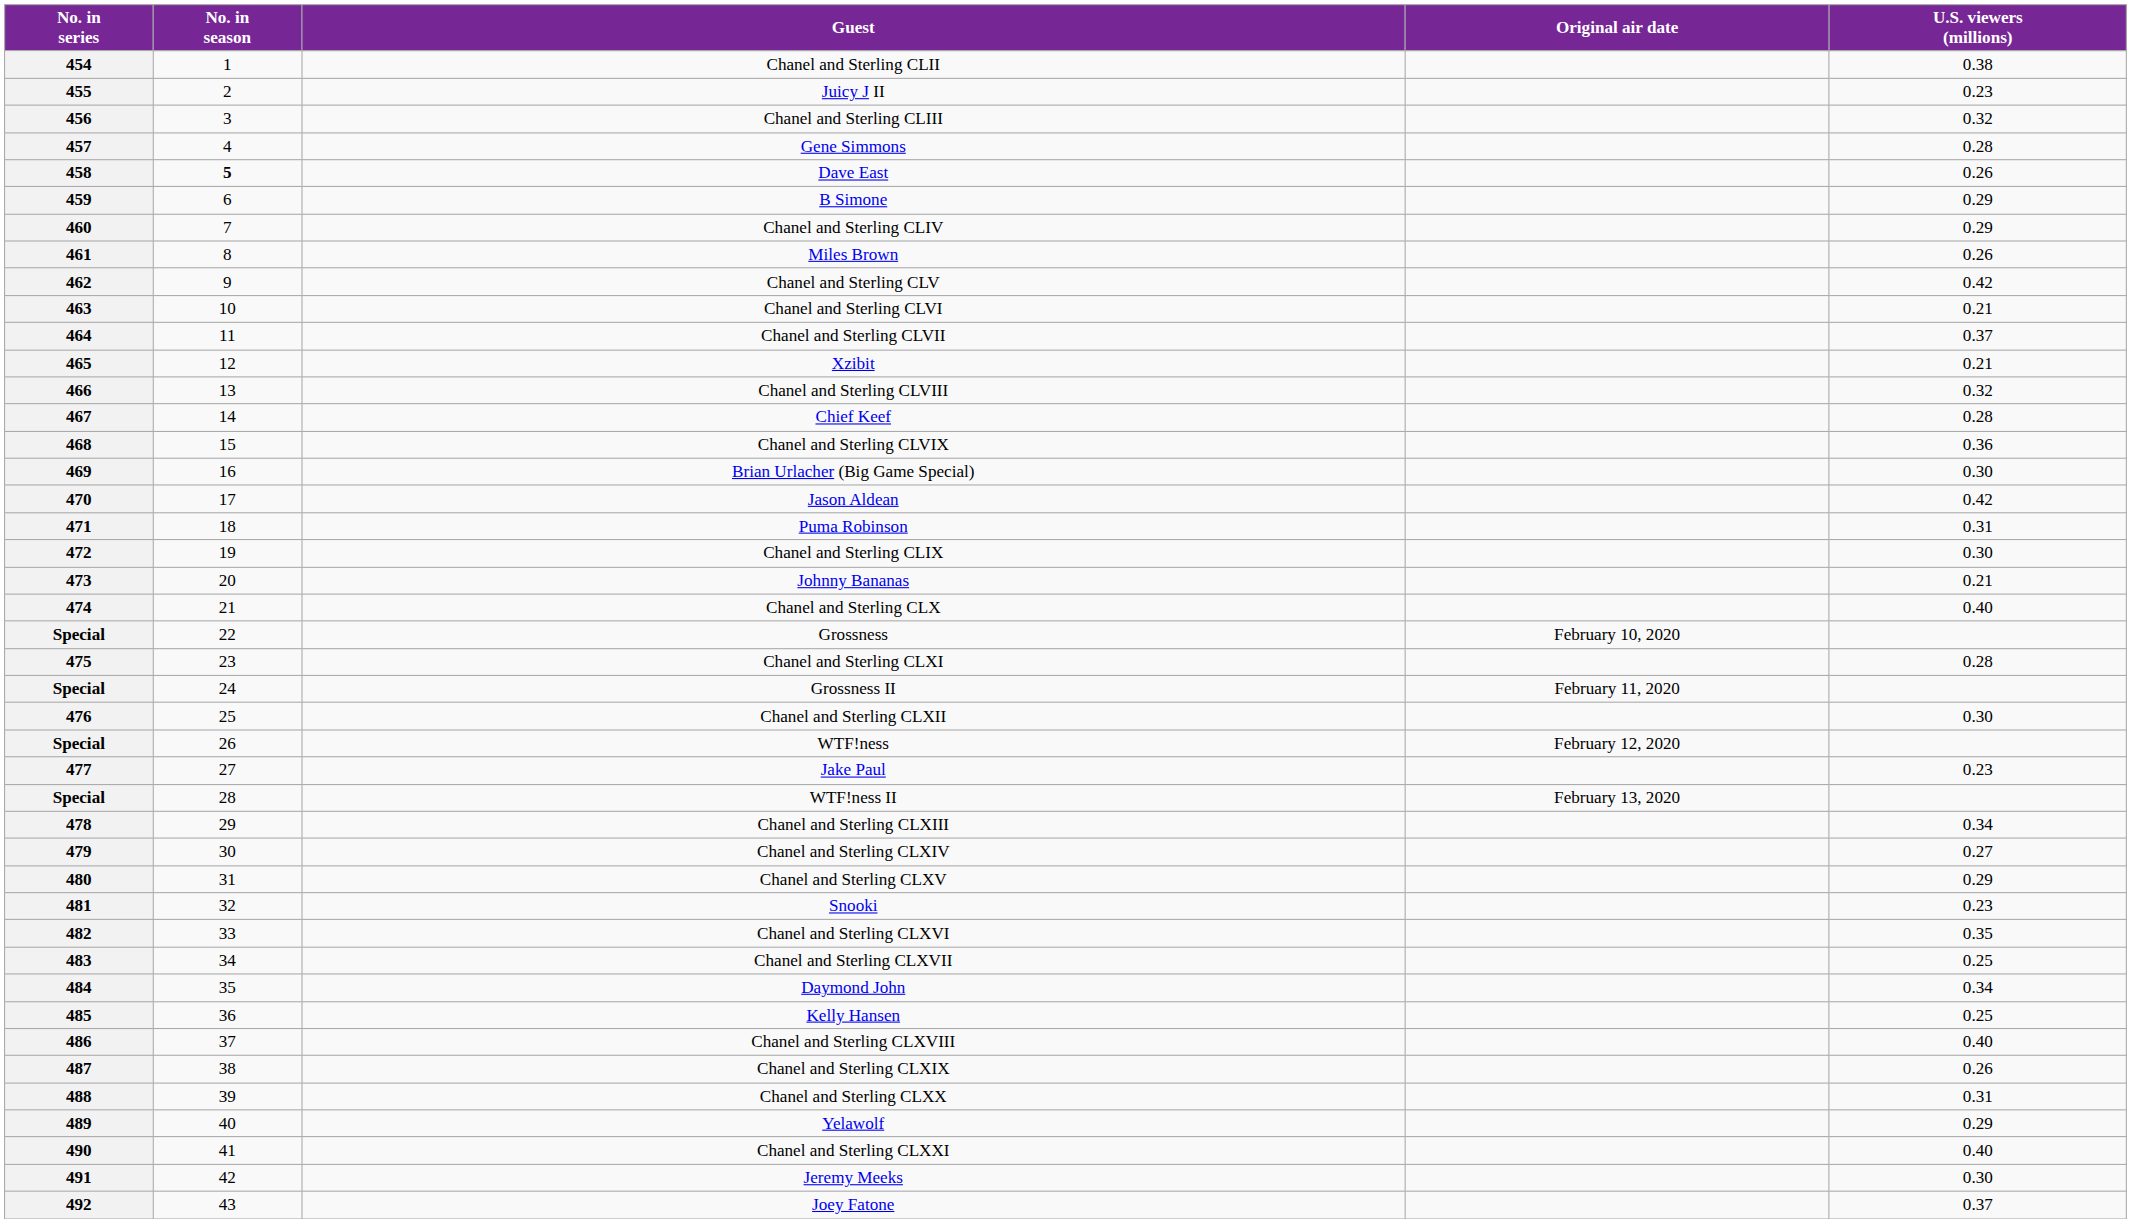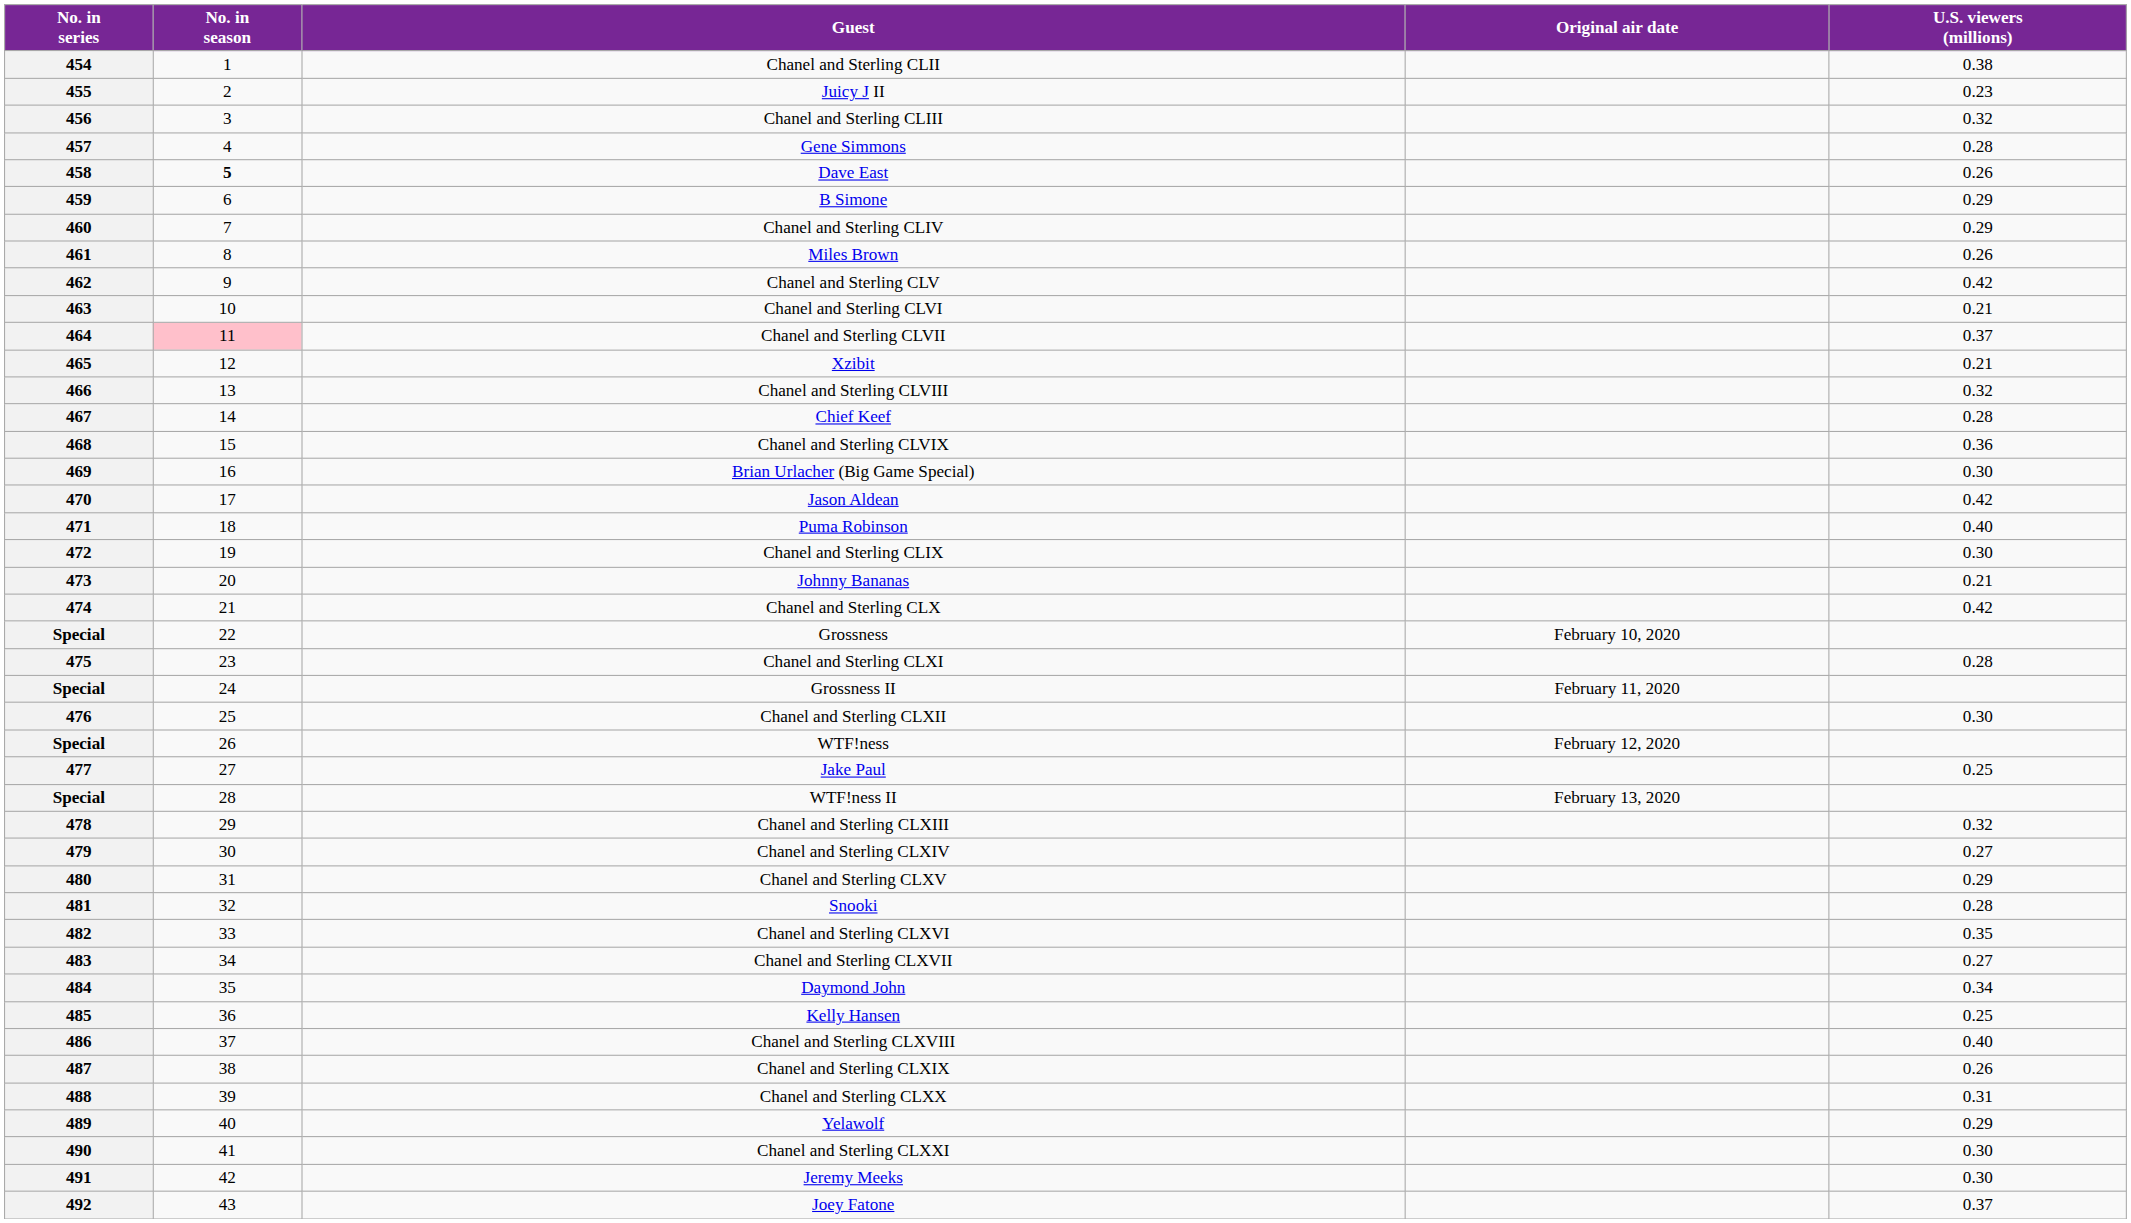(227, 335) no background -> (227, 335) pink background
(1978, 526) 0.31 -> (1978, 526) 0.40
(1978, 607) 0.40 -> (1978, 607) 0.42
(1978, 770) 0.23 -> (1978, 770) 0.25
(1978, 824) 0.34 -> (1978, 824) 0.32
(1978, 906) 0.23 -> (1978, 906) 0.28
(1978, 960) 0.25 -> (1978, 960) 0.27
(1978, 1150) 0.40 -> (1978, 1150) 0.30
